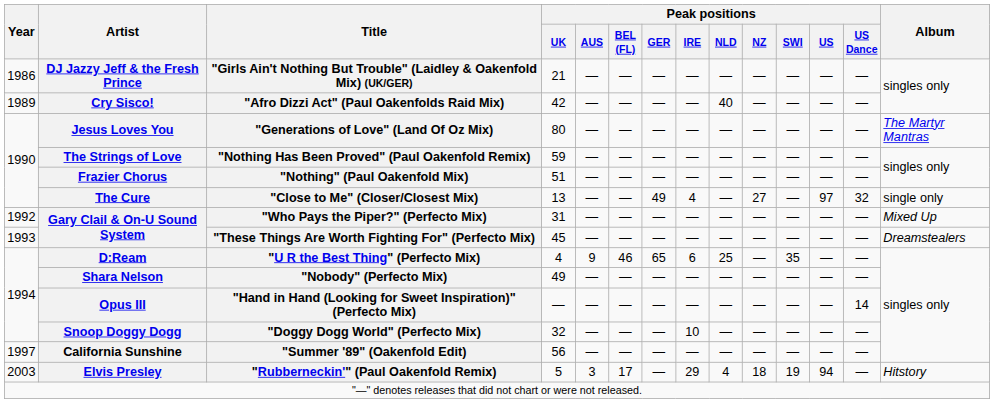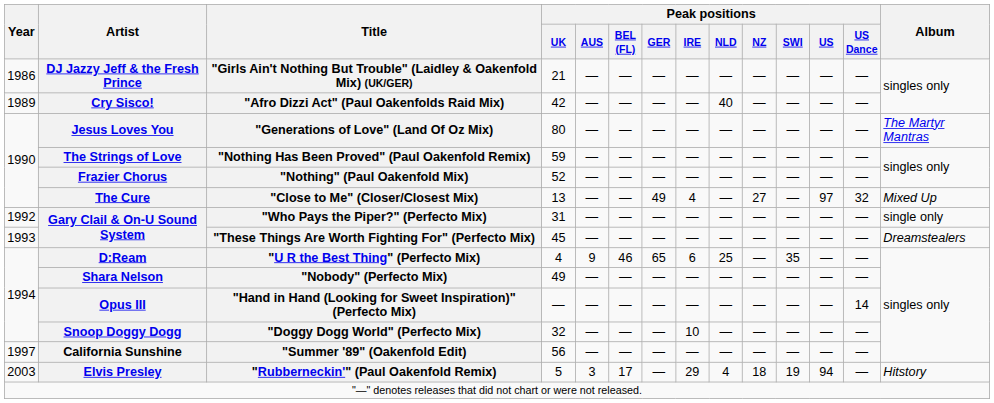(558, 177) 51 -> (558, 177) 52
(913, 197) single only -> (910, 197) Mixed Up
(910, 217) Mixed Up -> (913, 217) single only
